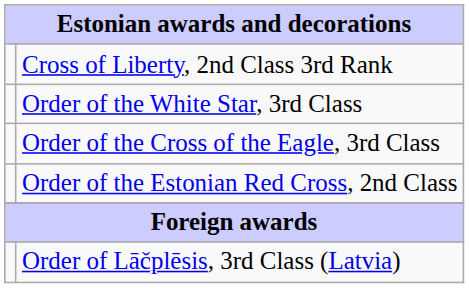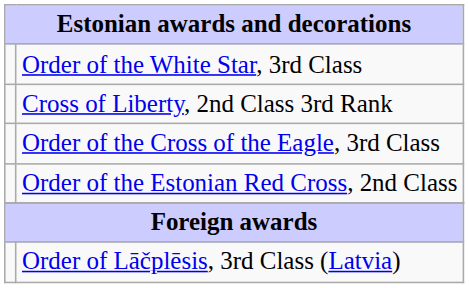rows swapped: (207, 63) <-> (192, 103)
